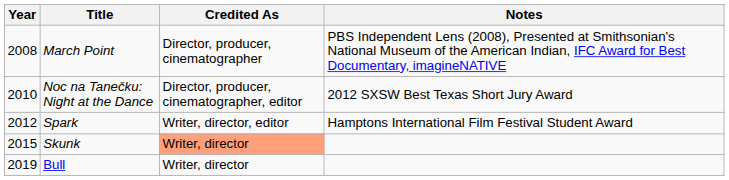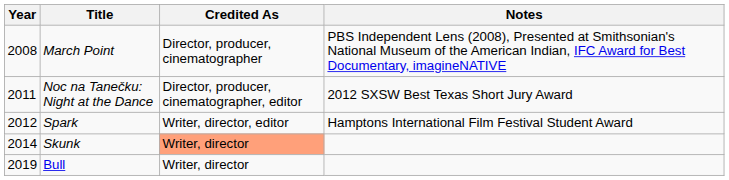(22, 94) 2010 -> (22, 94) 2011
(22, 144) 2015 -> (22, 144) 2014
